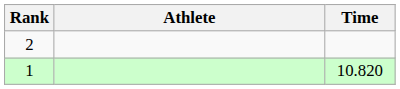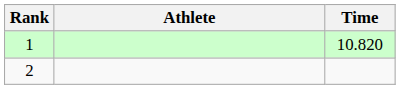rows swapped: (29, 71) <-> (29, 44)
